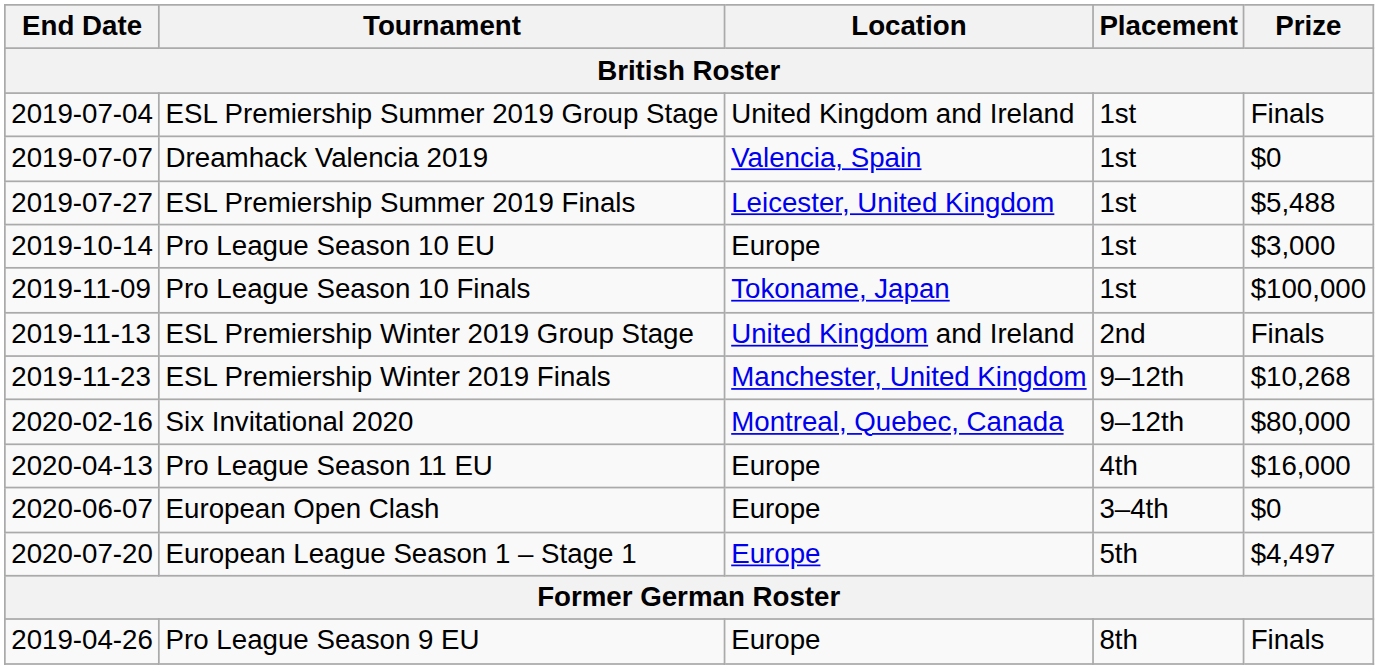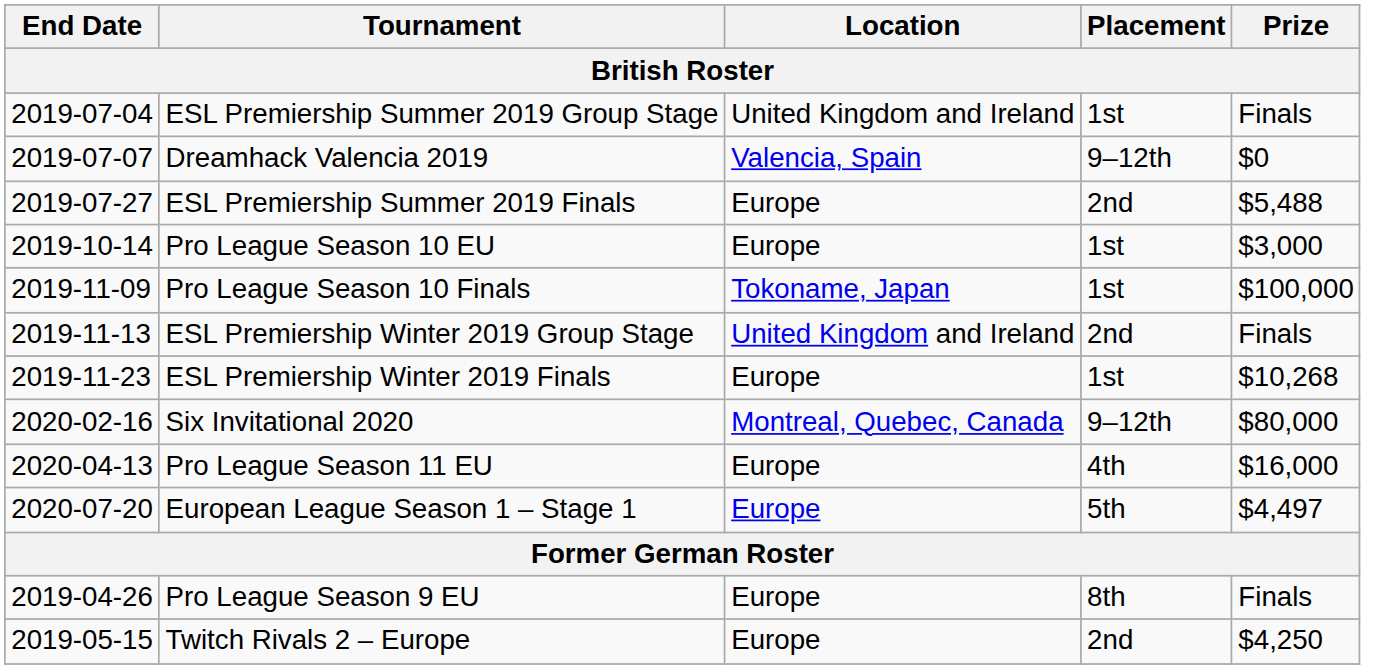(1118, 158) 1st -> (1129, 158) 9–12th
(893, 202) Leicester, United Kingdom -> (776, 202) Europe
(1118, 202) 1st -> (1110, 202) 2nd
(909, 377) Manchester, United Kingdom -> (776, 377) Europe
(1142, 377) 9–12th -> (1106, 377) 1st
- row: (303, 509)
+ row: (318, 641)
